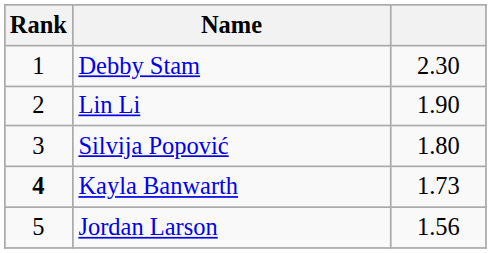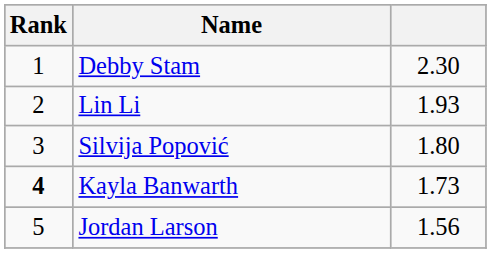(438, 105) 1.90 -> (438, 105) 1.93
